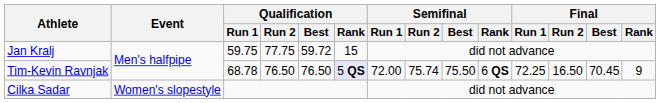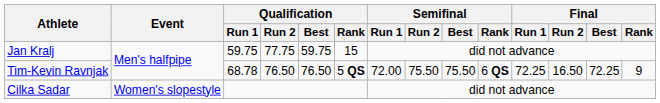(316, 52) 59.72 -> (316, 52) 59.75
(351, 71) lavender background -> (351, 71) no background
(424, 71) 75.74 -> (424, 71) 75.50
(604, 71) 70.45 -> (604, 71) 72.25
